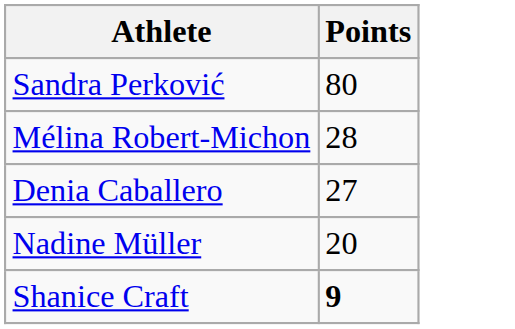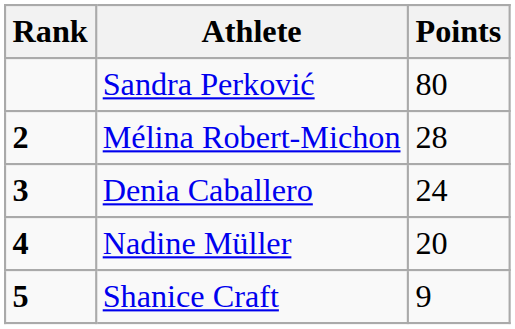+ column: (50, 31)
(341, 190) 27 -> (432, 190) 24
(333, 296) bold -> (424, 296) normal
